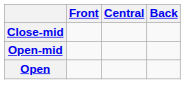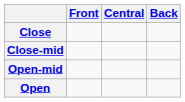+ row: (35, 32)
